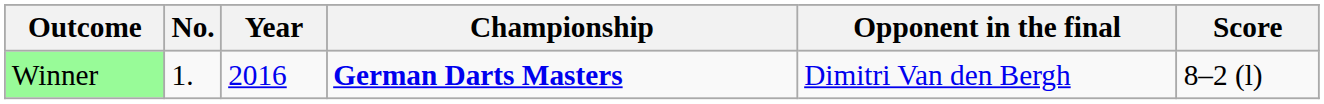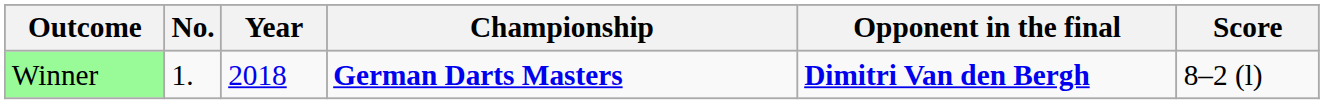(257, 74) 2016 -> (257, 74) 2018
(937, 74) normal -> (947, 74) bold
